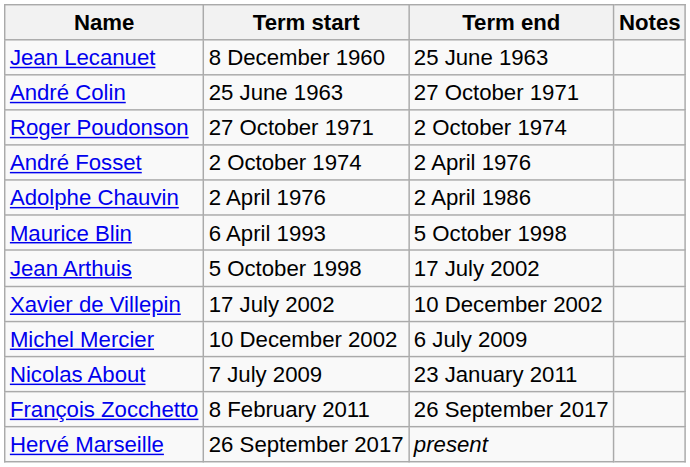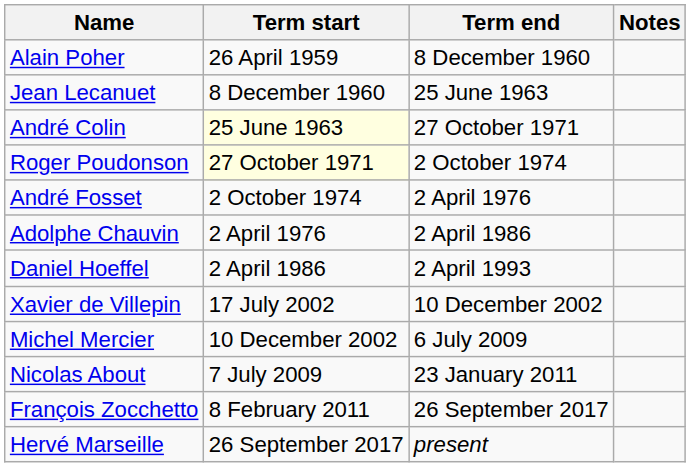+ row: (67, 58)
(276, 93) no background -> (276, 128) lightyellow background
(291, 128) no background -> (291, 163) lightyellow background
+ row: (79, 268)
- row: (71, 233)
- row: (71, 268)
